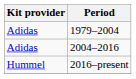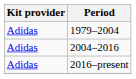(26, 64) Hummel -> (22, 64) Adidas
